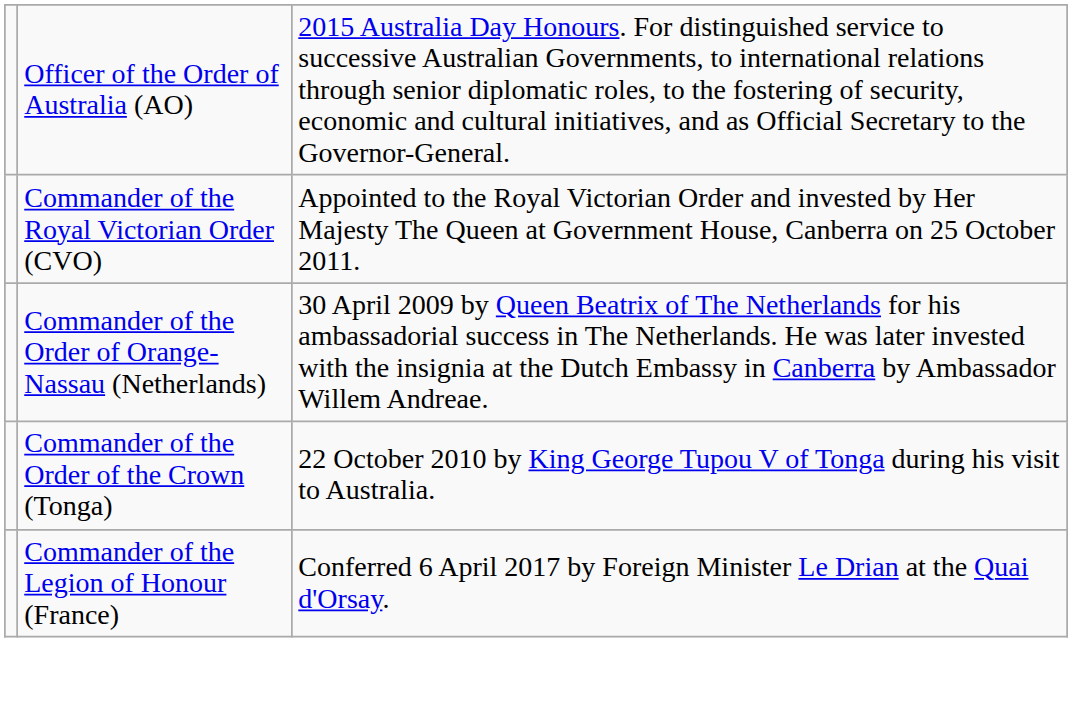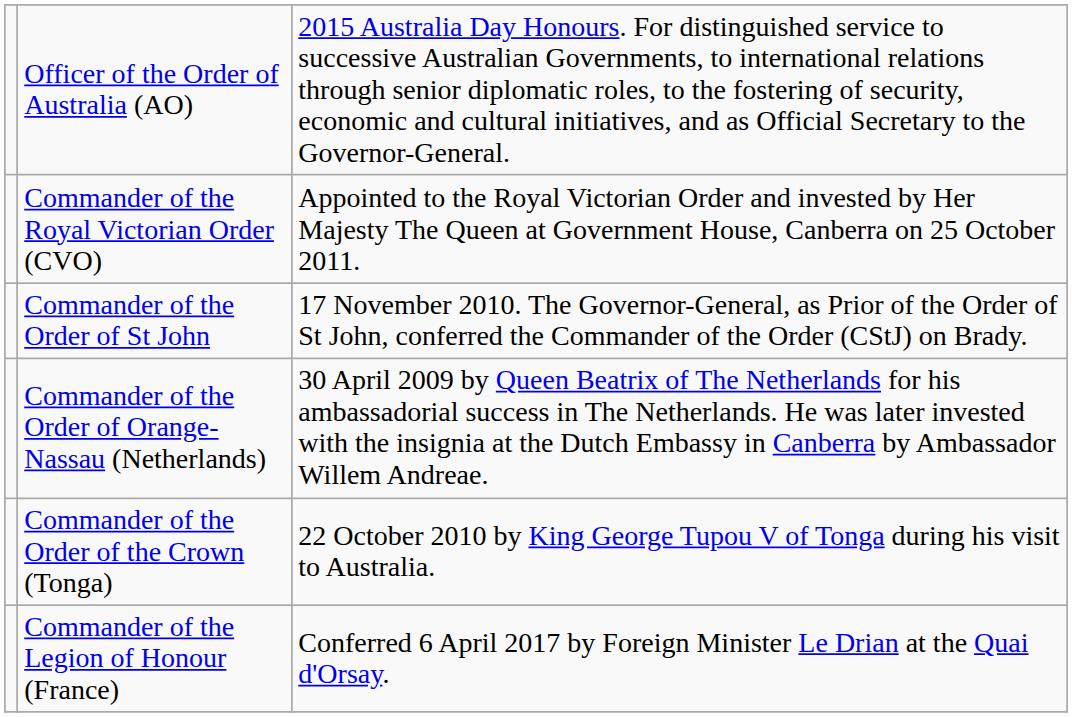+ row: (129, 320)
